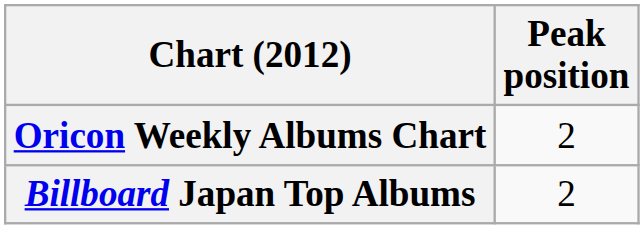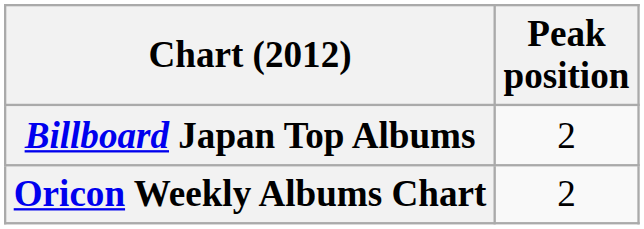rows swapped: (250, 193) <-> (250, 134)
